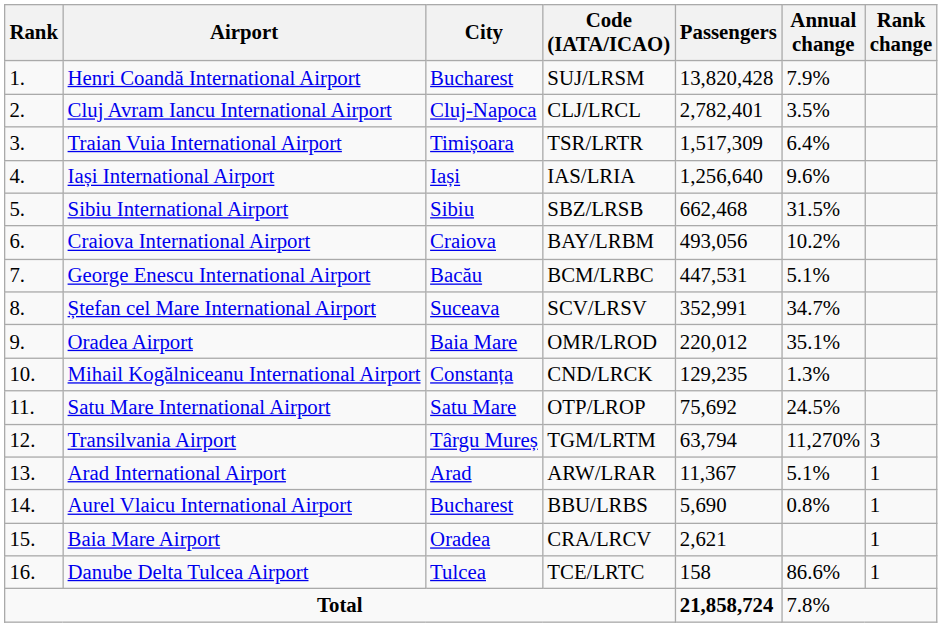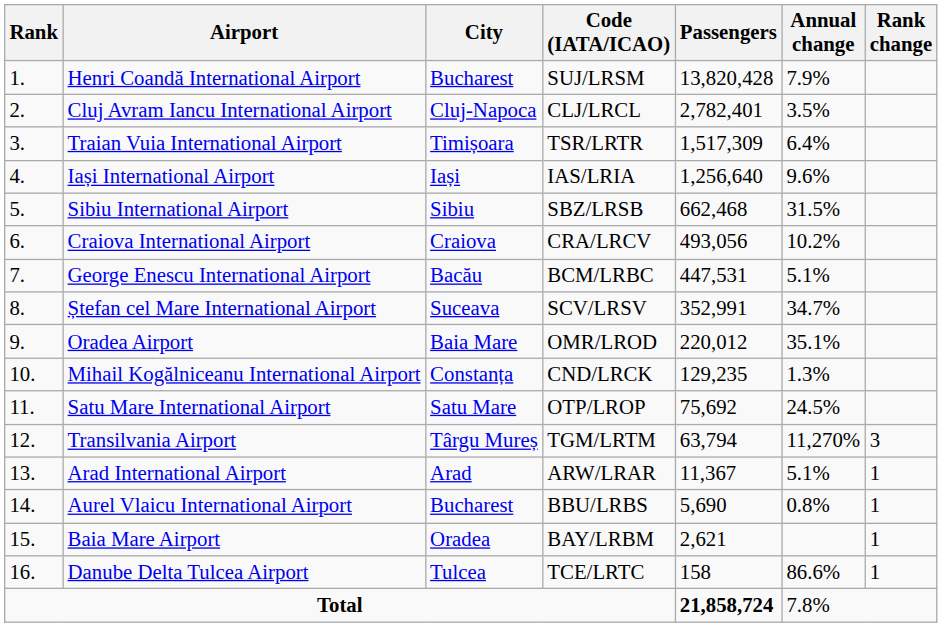(601, 242) BAY/LRBM -> (599, 242) CRA/LRCV
(599, 539) CRA/LRCV -> (601, 539) BAY/LRBM
